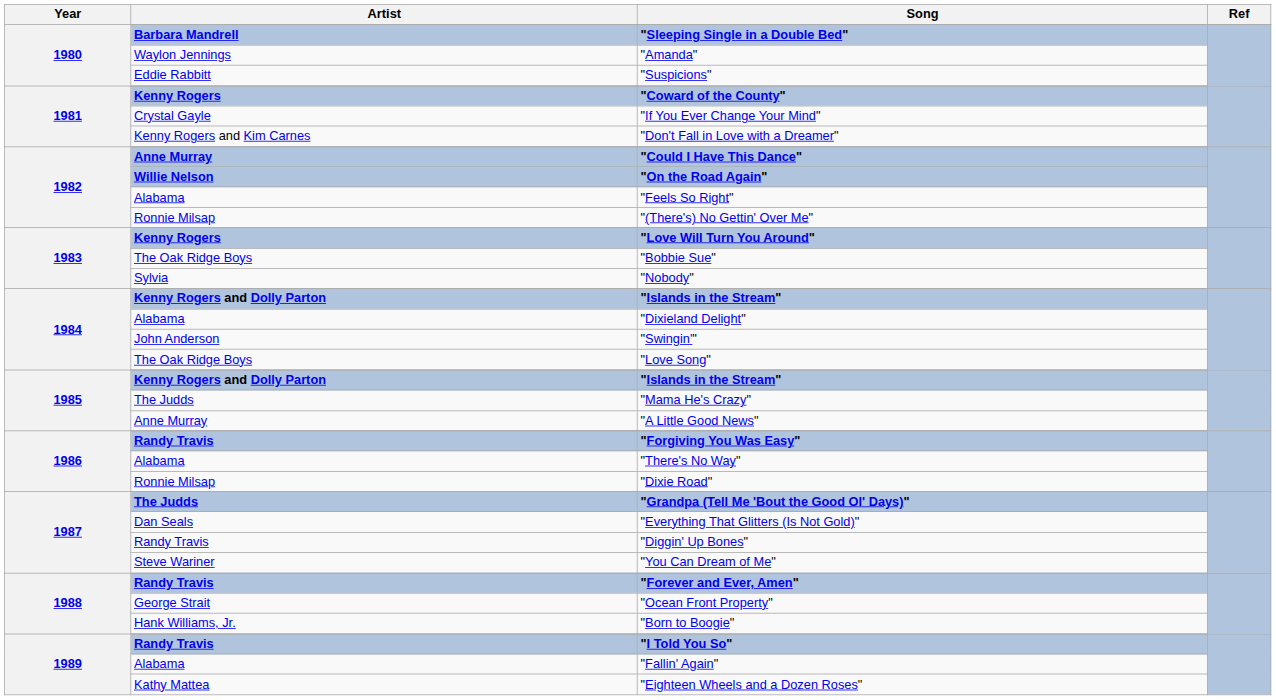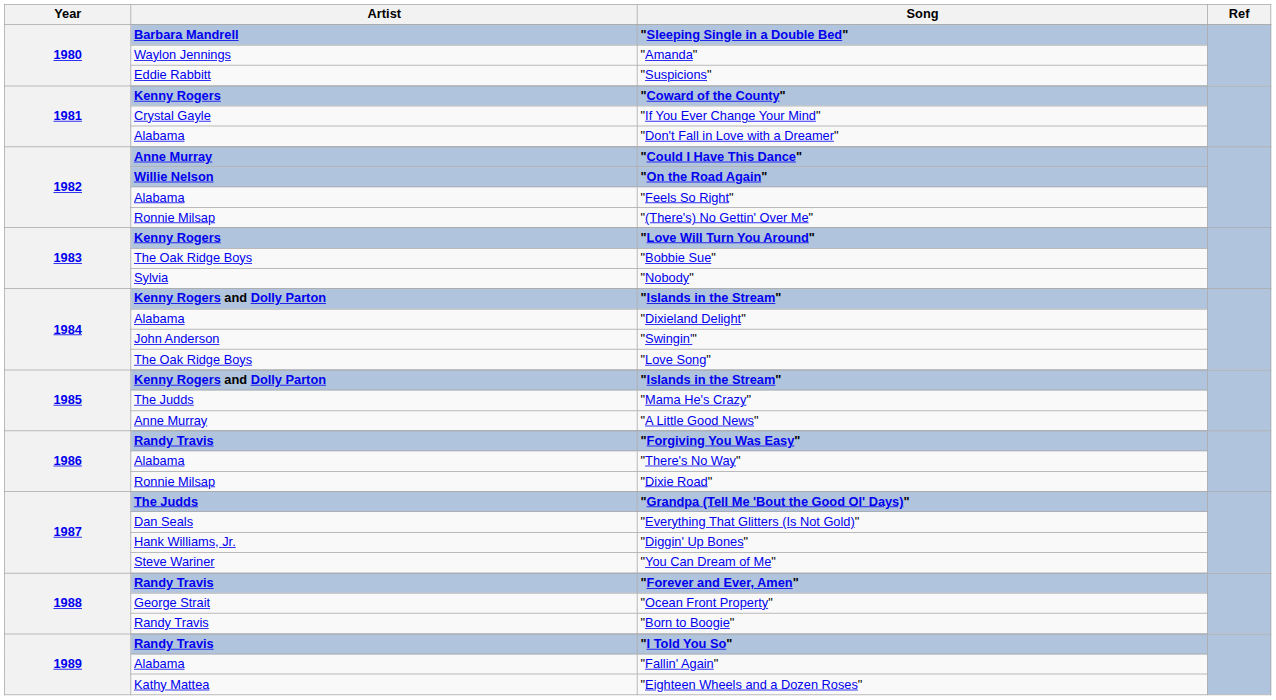(222, 136) Kenny Rogers and Kim Carnes -> (159, 136) Alabama
(171, 542) Randy Travis -> (185, 542) Hank Williams, Jr.
(185, 623) Hank Williams, Jr. -> (171, 623) Randy Travis
